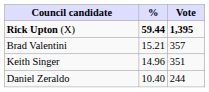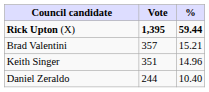columns swapped: (186, 12) <-> (153, 12)
